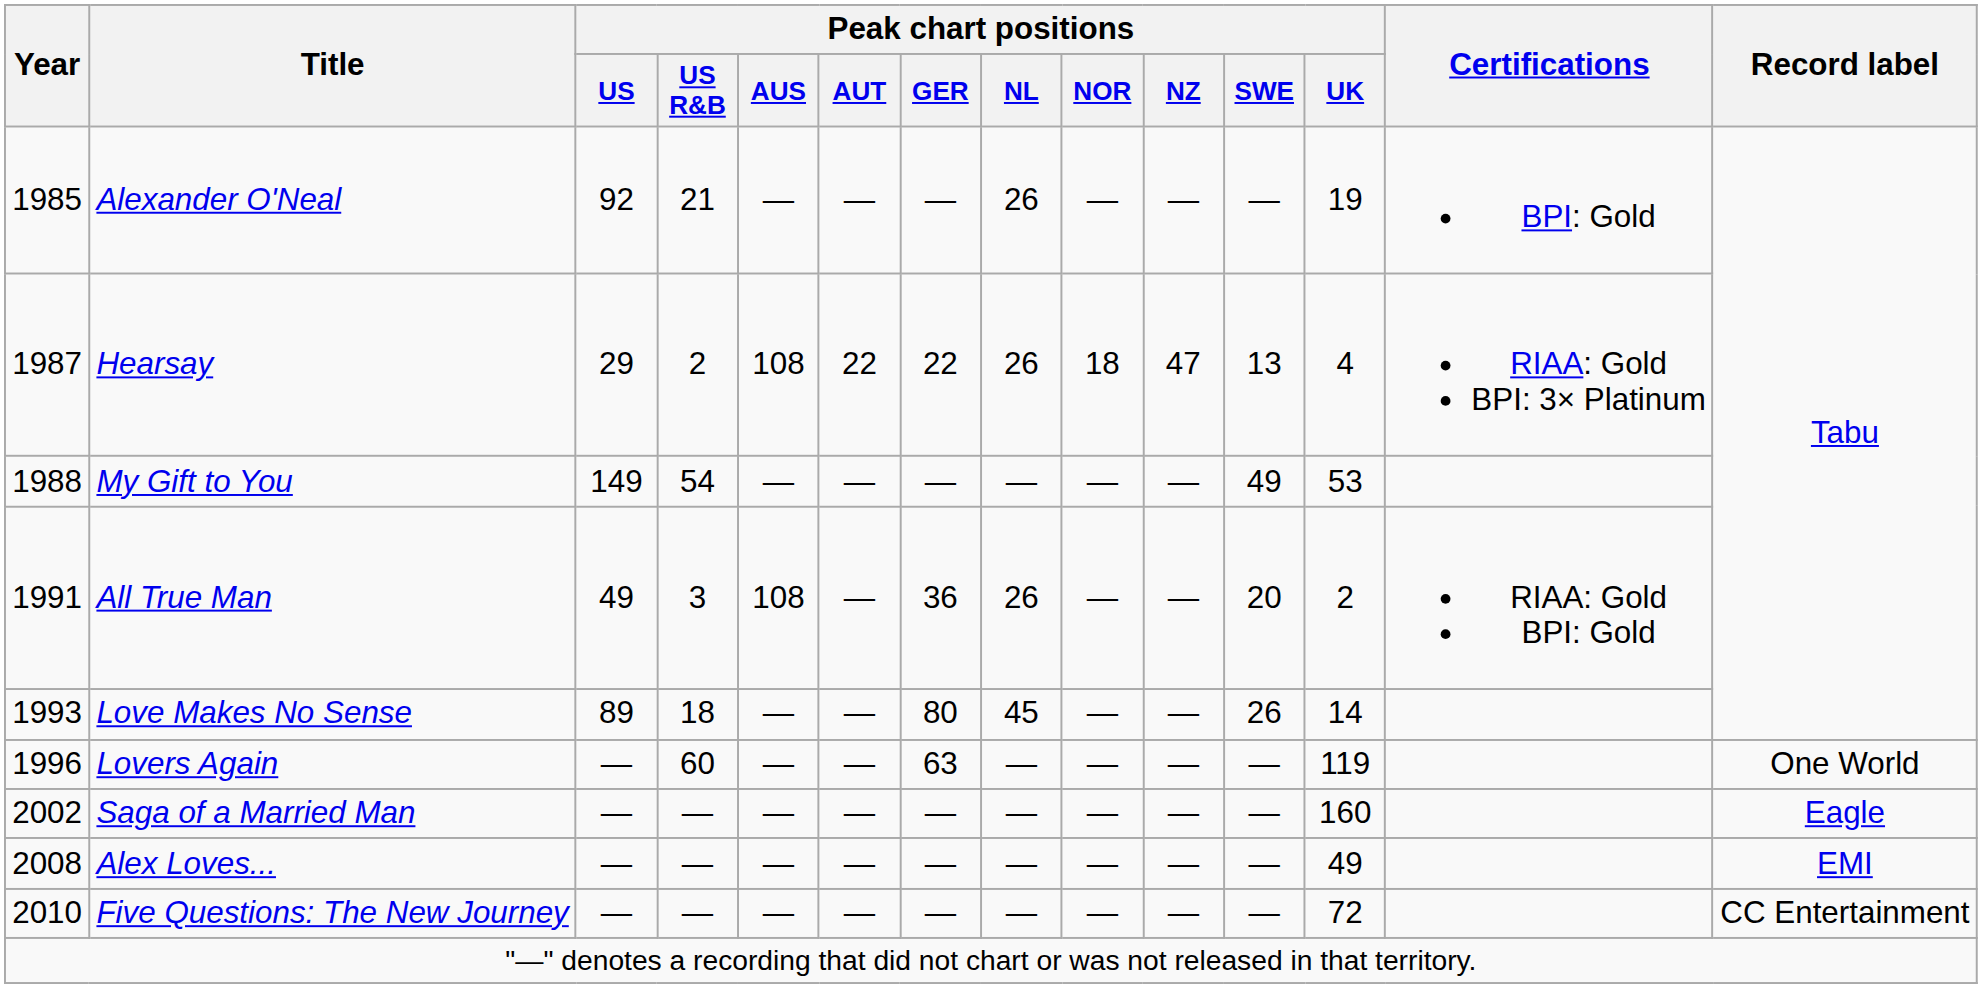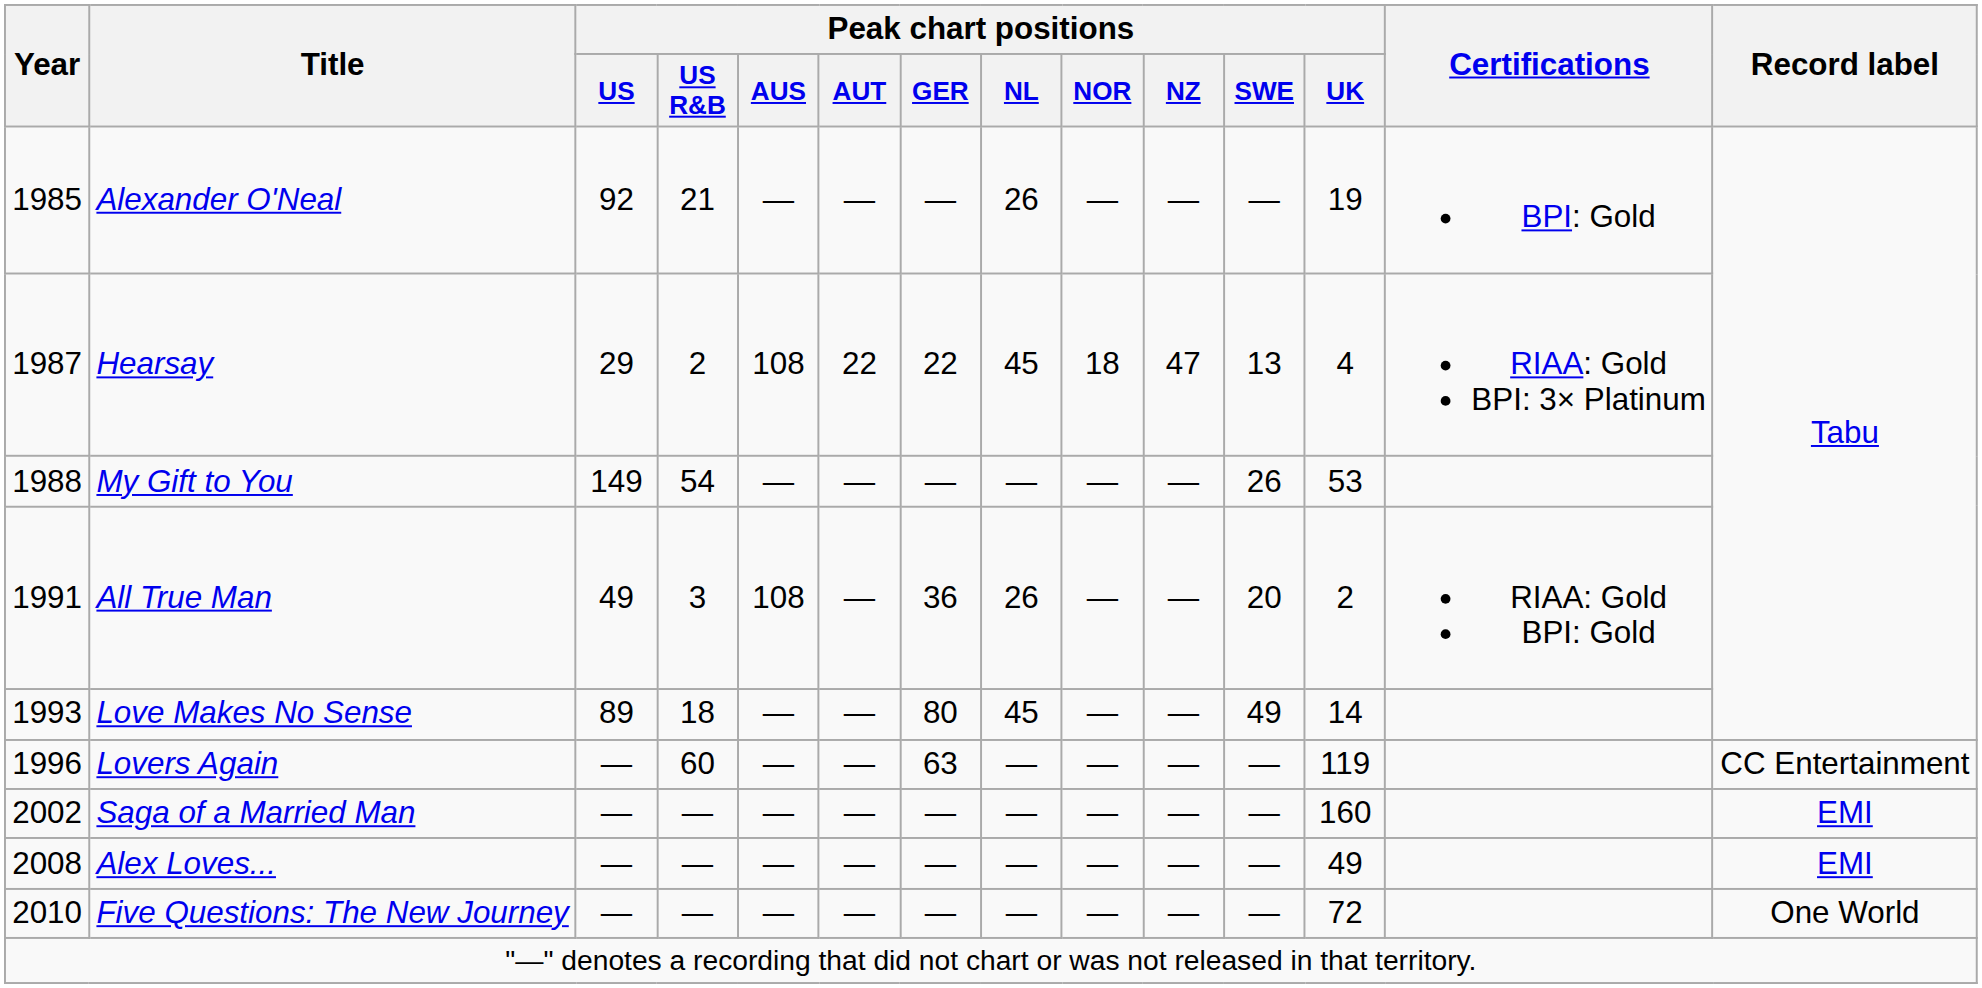(1021, 364) 26 -> (1021, 364) 45
(1264, 481) 49 -> (1264, 481) 26
(1264, 713) 26 -> (1264, 713) 49
(1845, 763) One World -> (1845, 763) CC Entertainment
(1845, 813) Eagle -> (1845, 813) EMI
(1845, 912) CC Entertainment -> (1845, 912) One World
